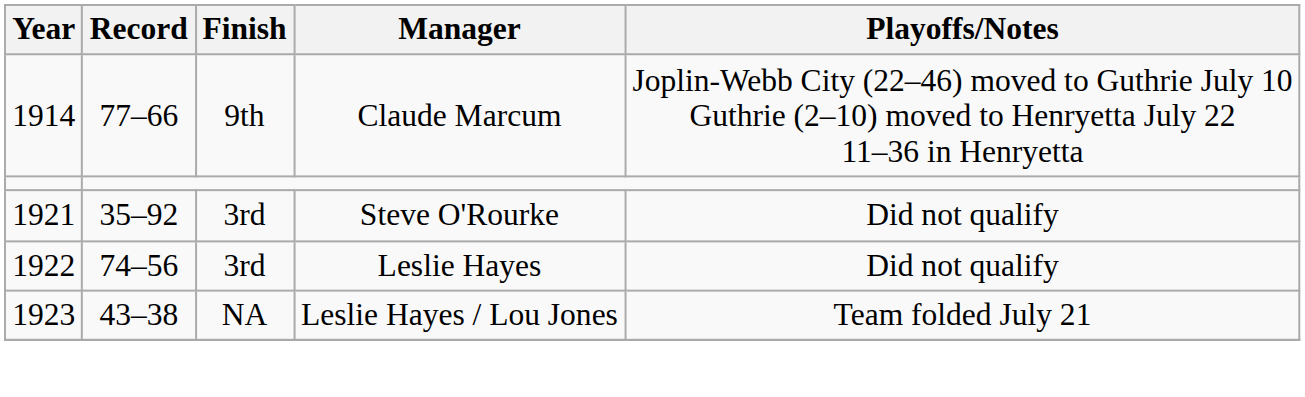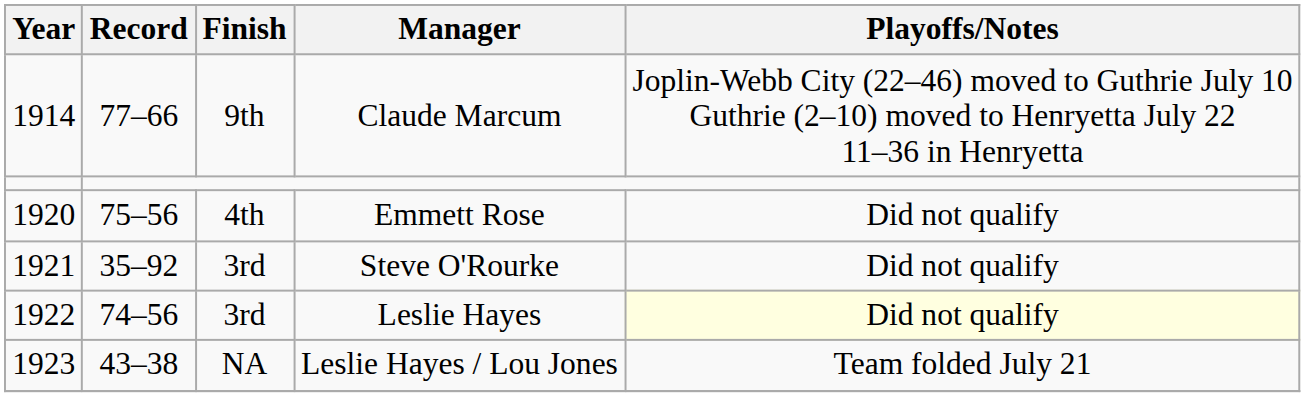+ row: (44, 214)
(963, 264) no background -> (963, 314) lightyellow background
